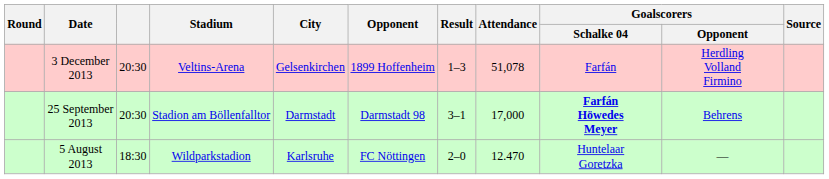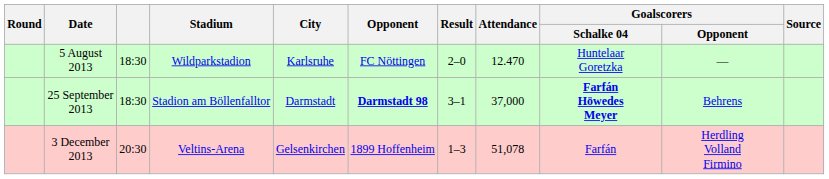rows swapped: (81, 157) <-> (81, 68)
(133, 116) 20:30 -> (133, 102) 18:30
(393, 116) normal -> (393, 102) bold
(508, 116) 17,000 -> (508, 102) 37,000
